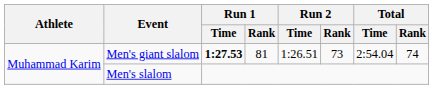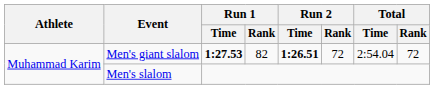(262, 54) 81 -> (262, 54) 82
(299, 54) normal -> (300, 54) bold
(337, 54) 73 -> (338, 54) 72
(412, 54) 74 -> (413, 54) 72
